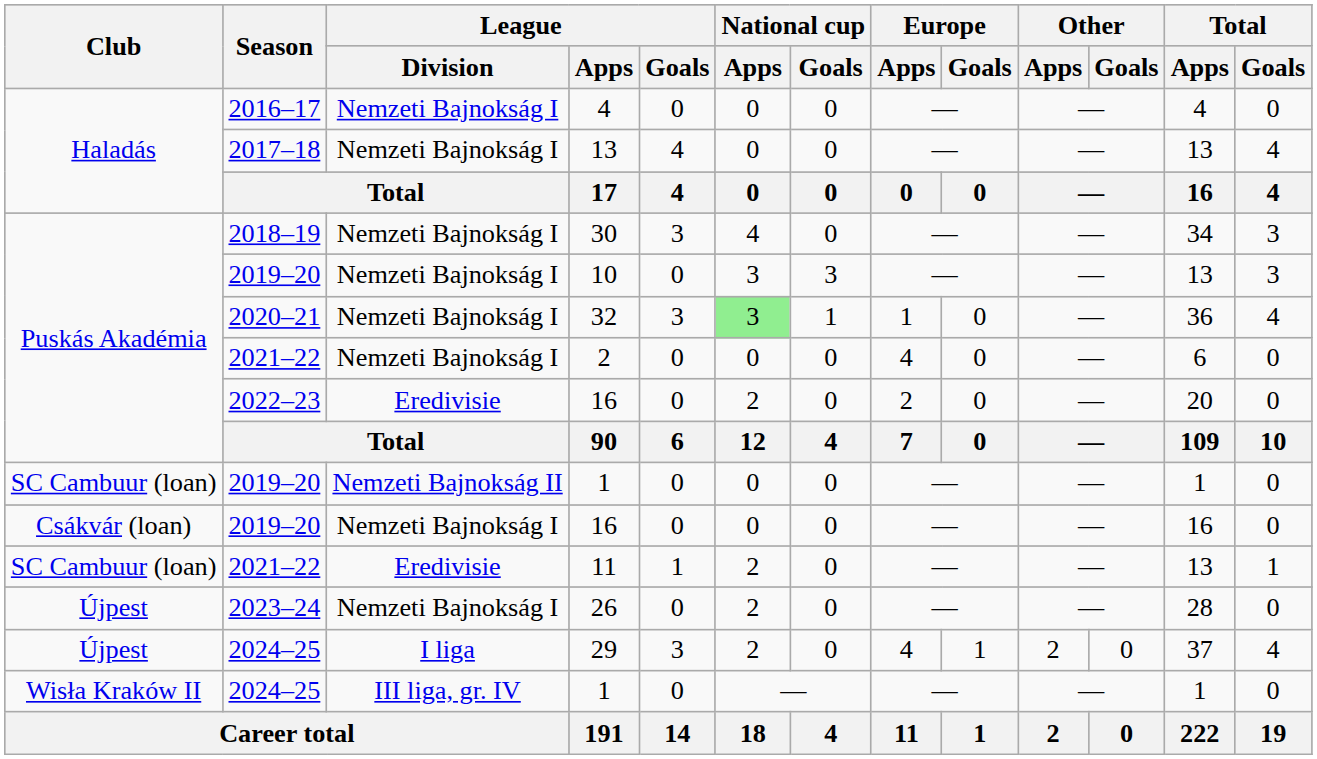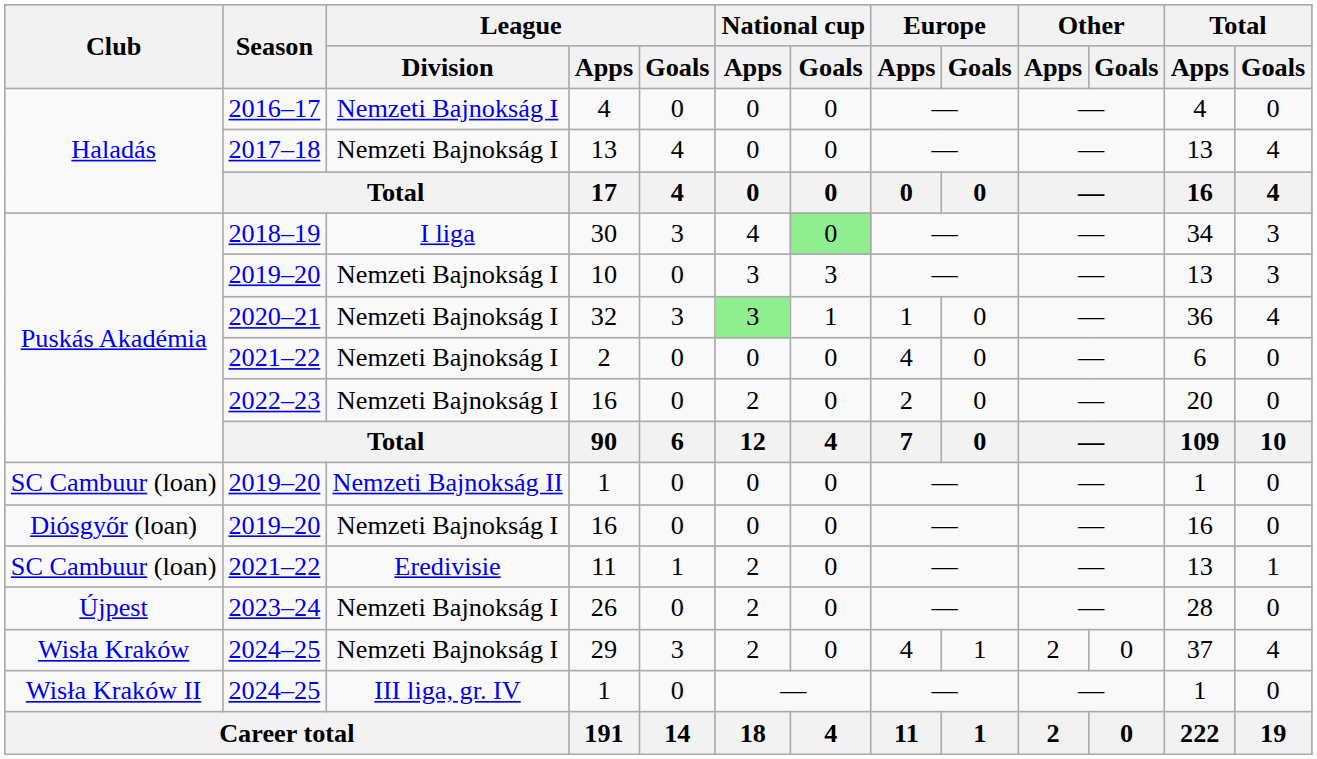(448, 233) Nemzeti Bajnokság I -> (448, 233) I liga
(831, 233) no background -> (831, 233) lightgreen background
(448, 399) Eredivisie -> (448, 399) Nemzeti Bajnokság I
(114, 524) Csákvár (loan) -> (114, 524) Diósgyőr (loan)
(114, 649) Újpest -> (114, 649) Wisła Kraków
(448, 649) I liga -> (448, 649) Nemzeti Bajnokság I
